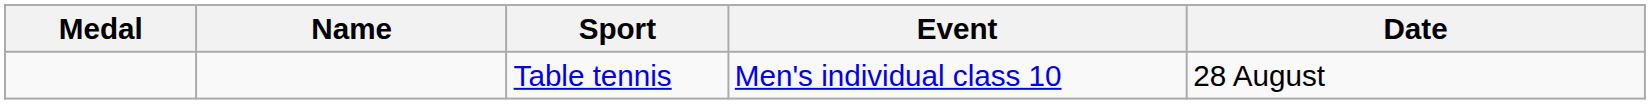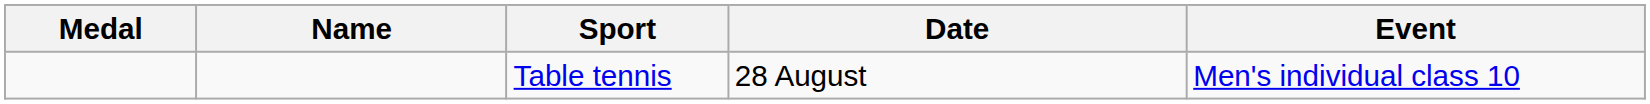columns swapped: (957, 29) <-> (1416, 29)
